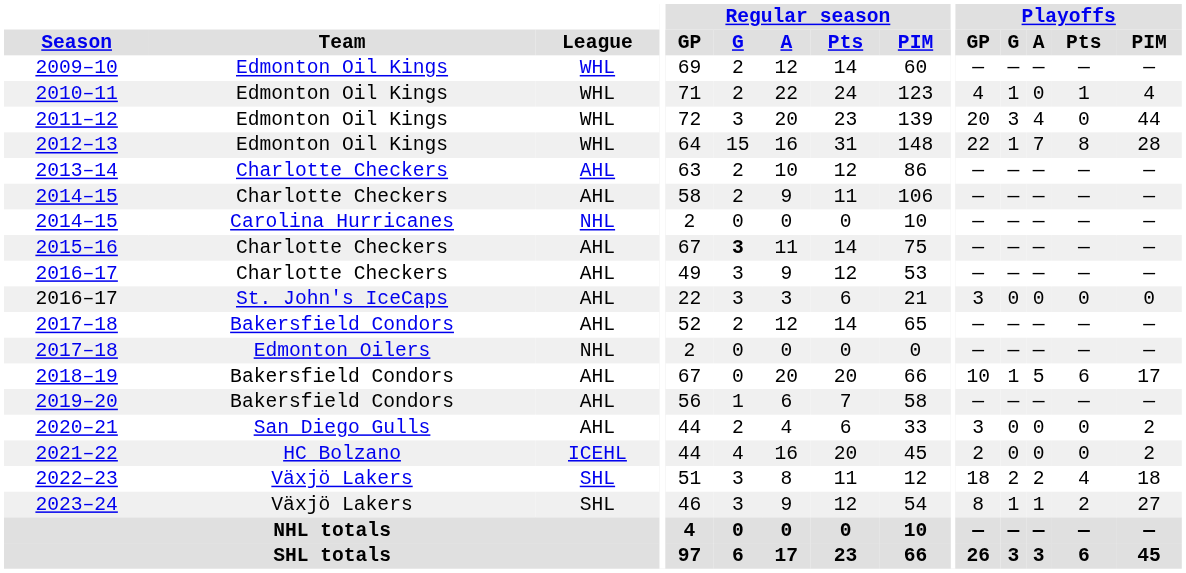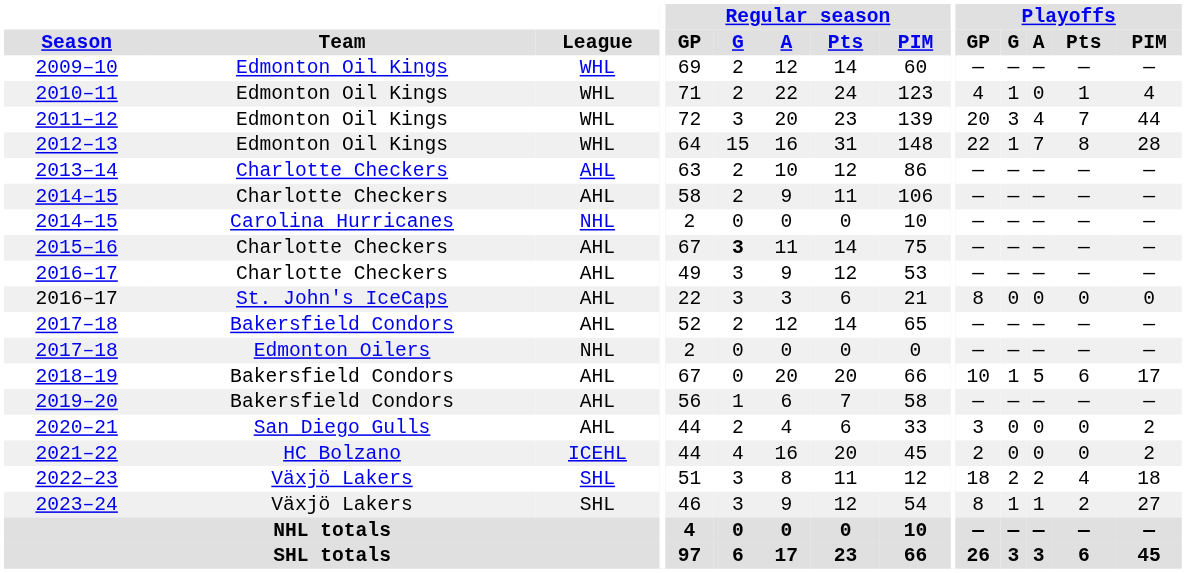(1084, 120) 0 -> (1084, 120) 7
(978, 299) 3 -> (978, 299) 8
